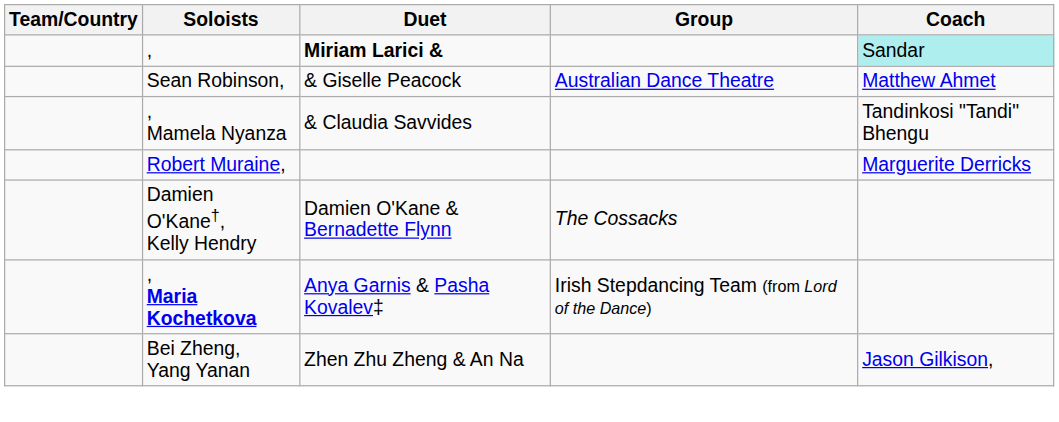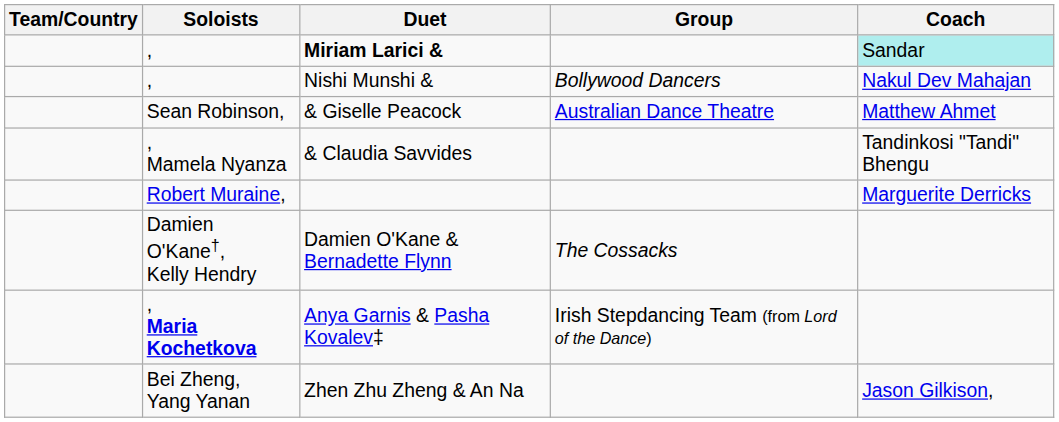+ row: (369, 81)
